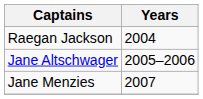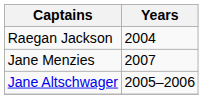rows swapped: (63, 60) <-> (51, 82)
